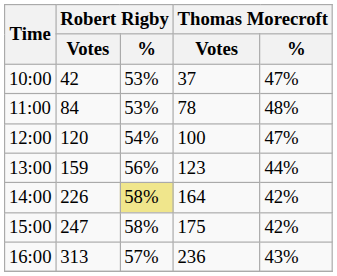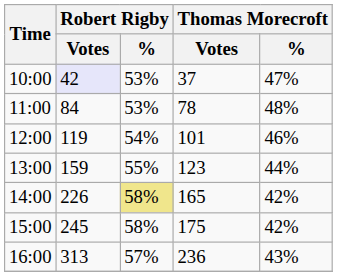(70, 78) no background -> (70, 78) lavender background
(74, 138) 120 -> (74, 138) 119
(192, 138) 100 -> (192, 138) 101
(282, 138) 47% -> (282, 138) 46%
(141, 167) 56% -> (141, 167) 55%
(192, 197) 164 -> (192, 197) 165
(74, 227) 247 -> (74, 227) 245
